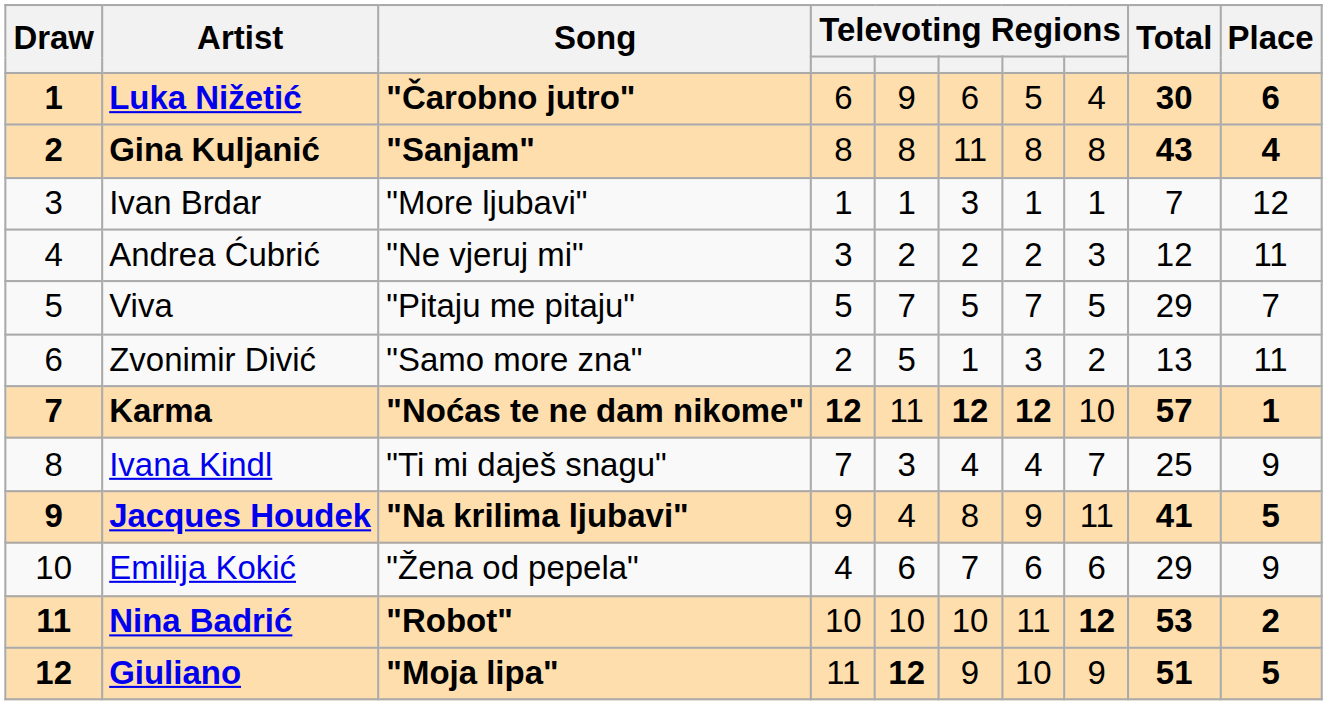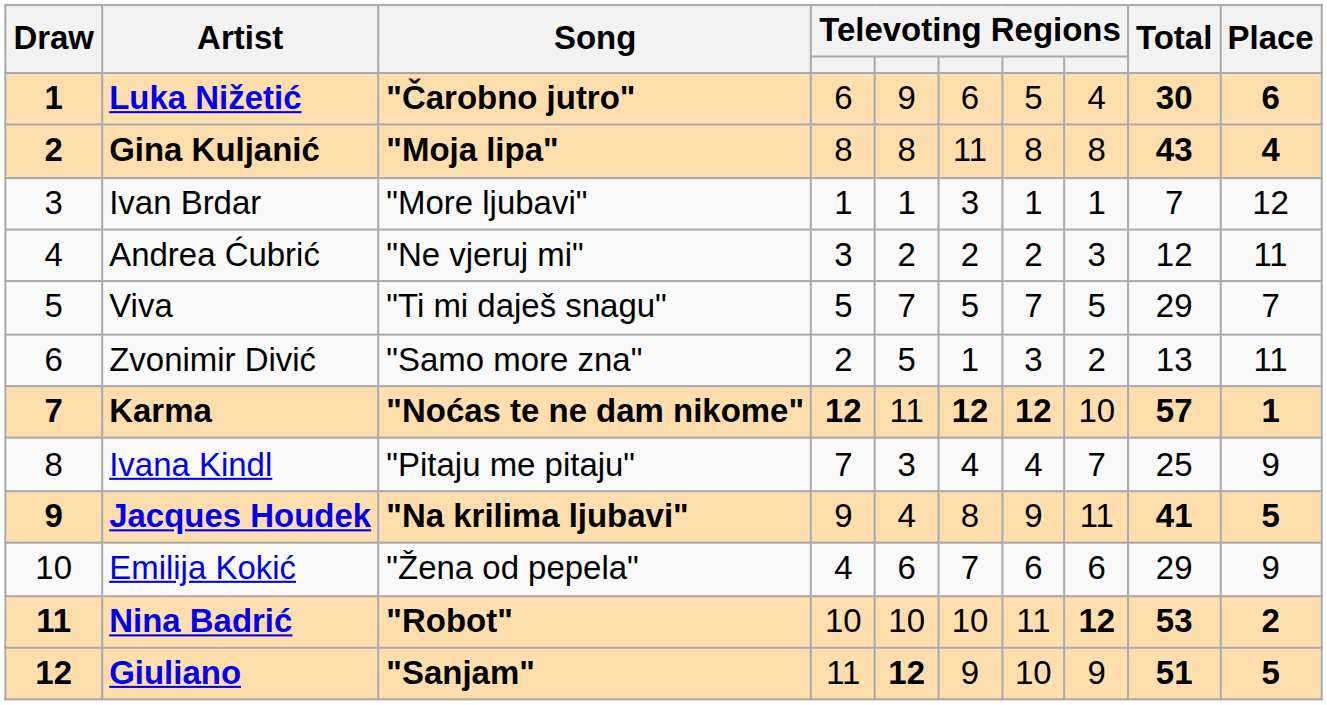(461, 150) "Sanjam" -> (472, 150) "Moja lipa"
(511, 307) "Pitaju me pitaju" -> (527, 307) "Ti mi daješ snagu"
(527, 464) "Ti mi daješ snagu" -> (511, 464) "Pitaju me pitaju"
(472, 673) "Moja lipa" -> (461, 673) "Sanjam"
